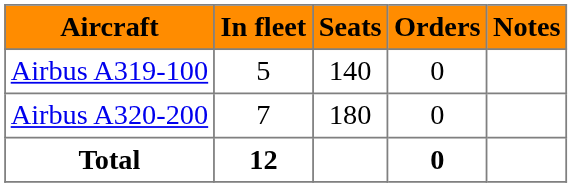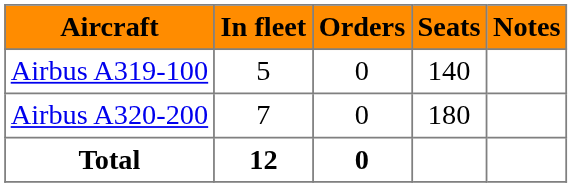columns swapped: (437, 26) <-> (350, 26)
